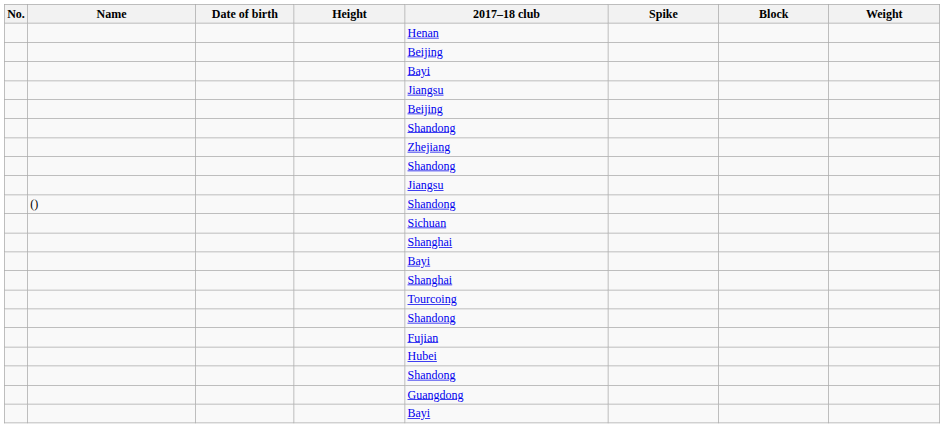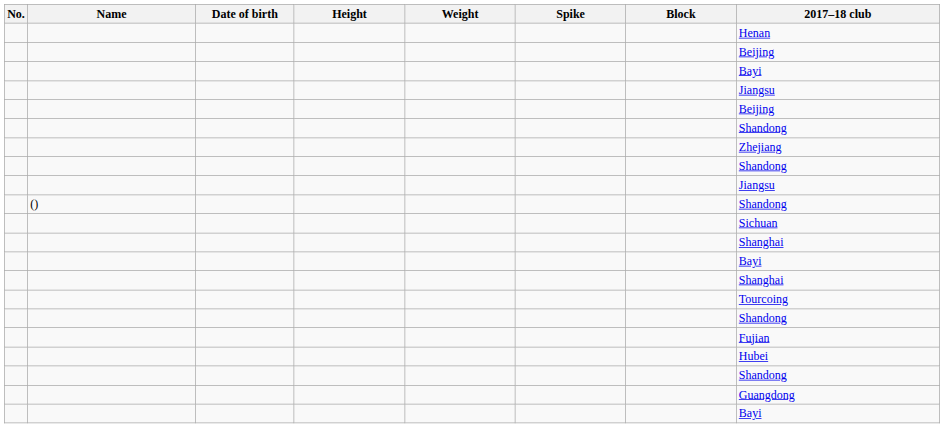columns swapped: (884, 14) <-> (507, 14)
